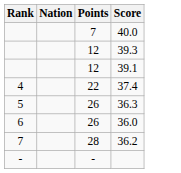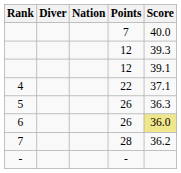+ column: (53, 13)
(128, 86) 37.4 -> (160, 86) 37.1
(128, 123) no background -> (160, 123) khaki background
